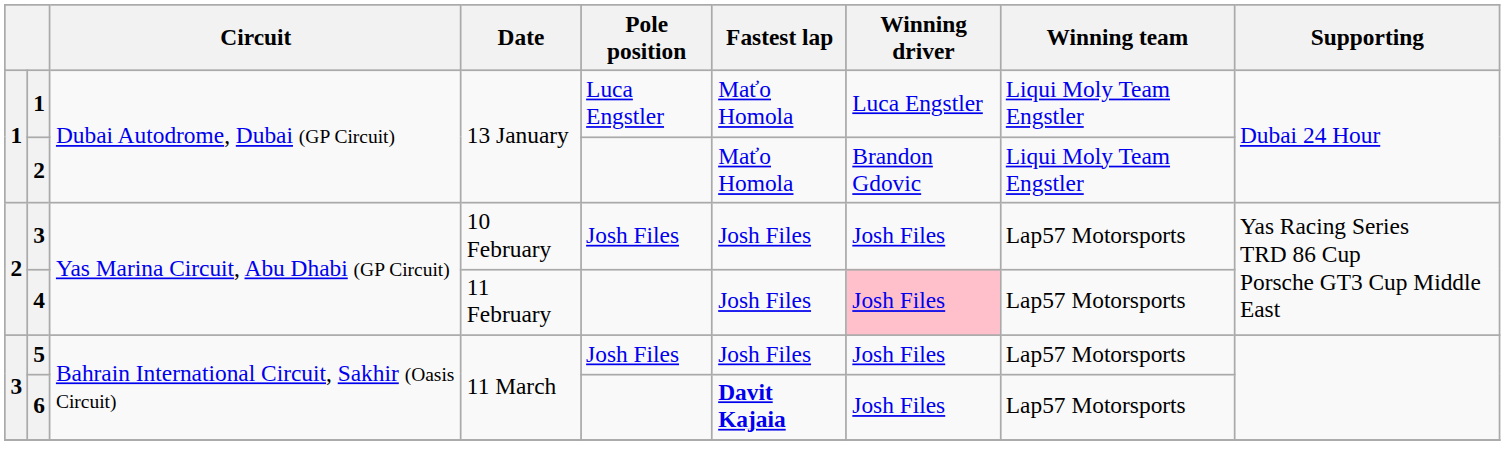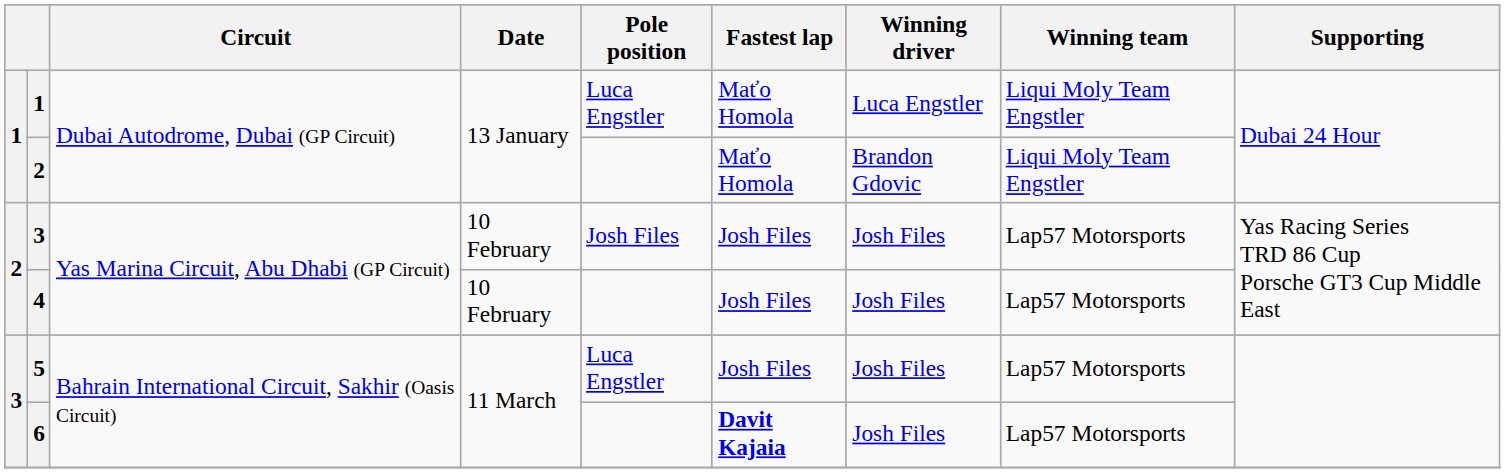(509, 301) 11 February -> (509, 301) 10 February
(899, 301) pink background -> (899, 301) no background
(633, 353) Josh Files -> (625, 367) Luca Engstler
